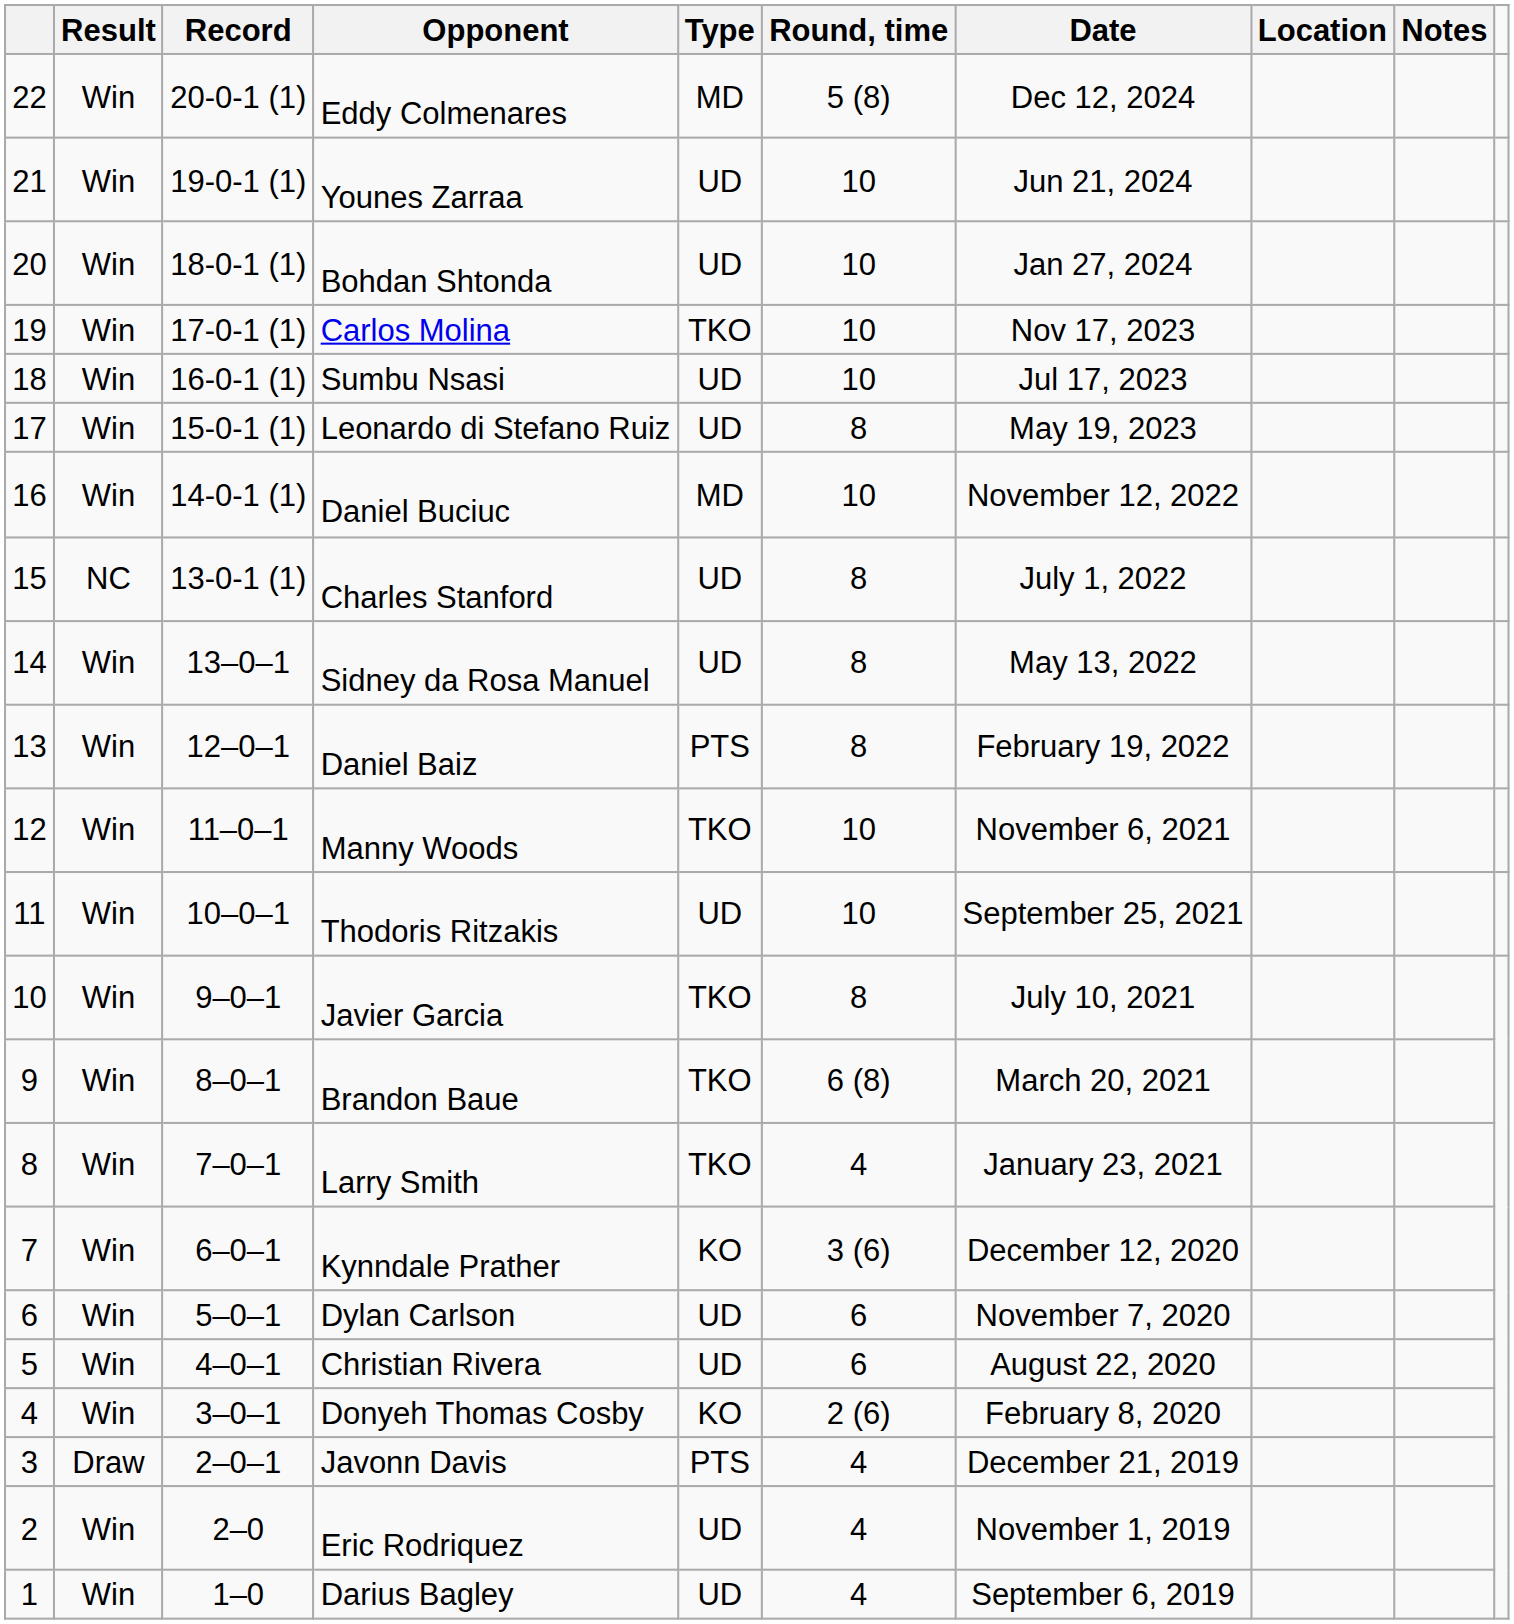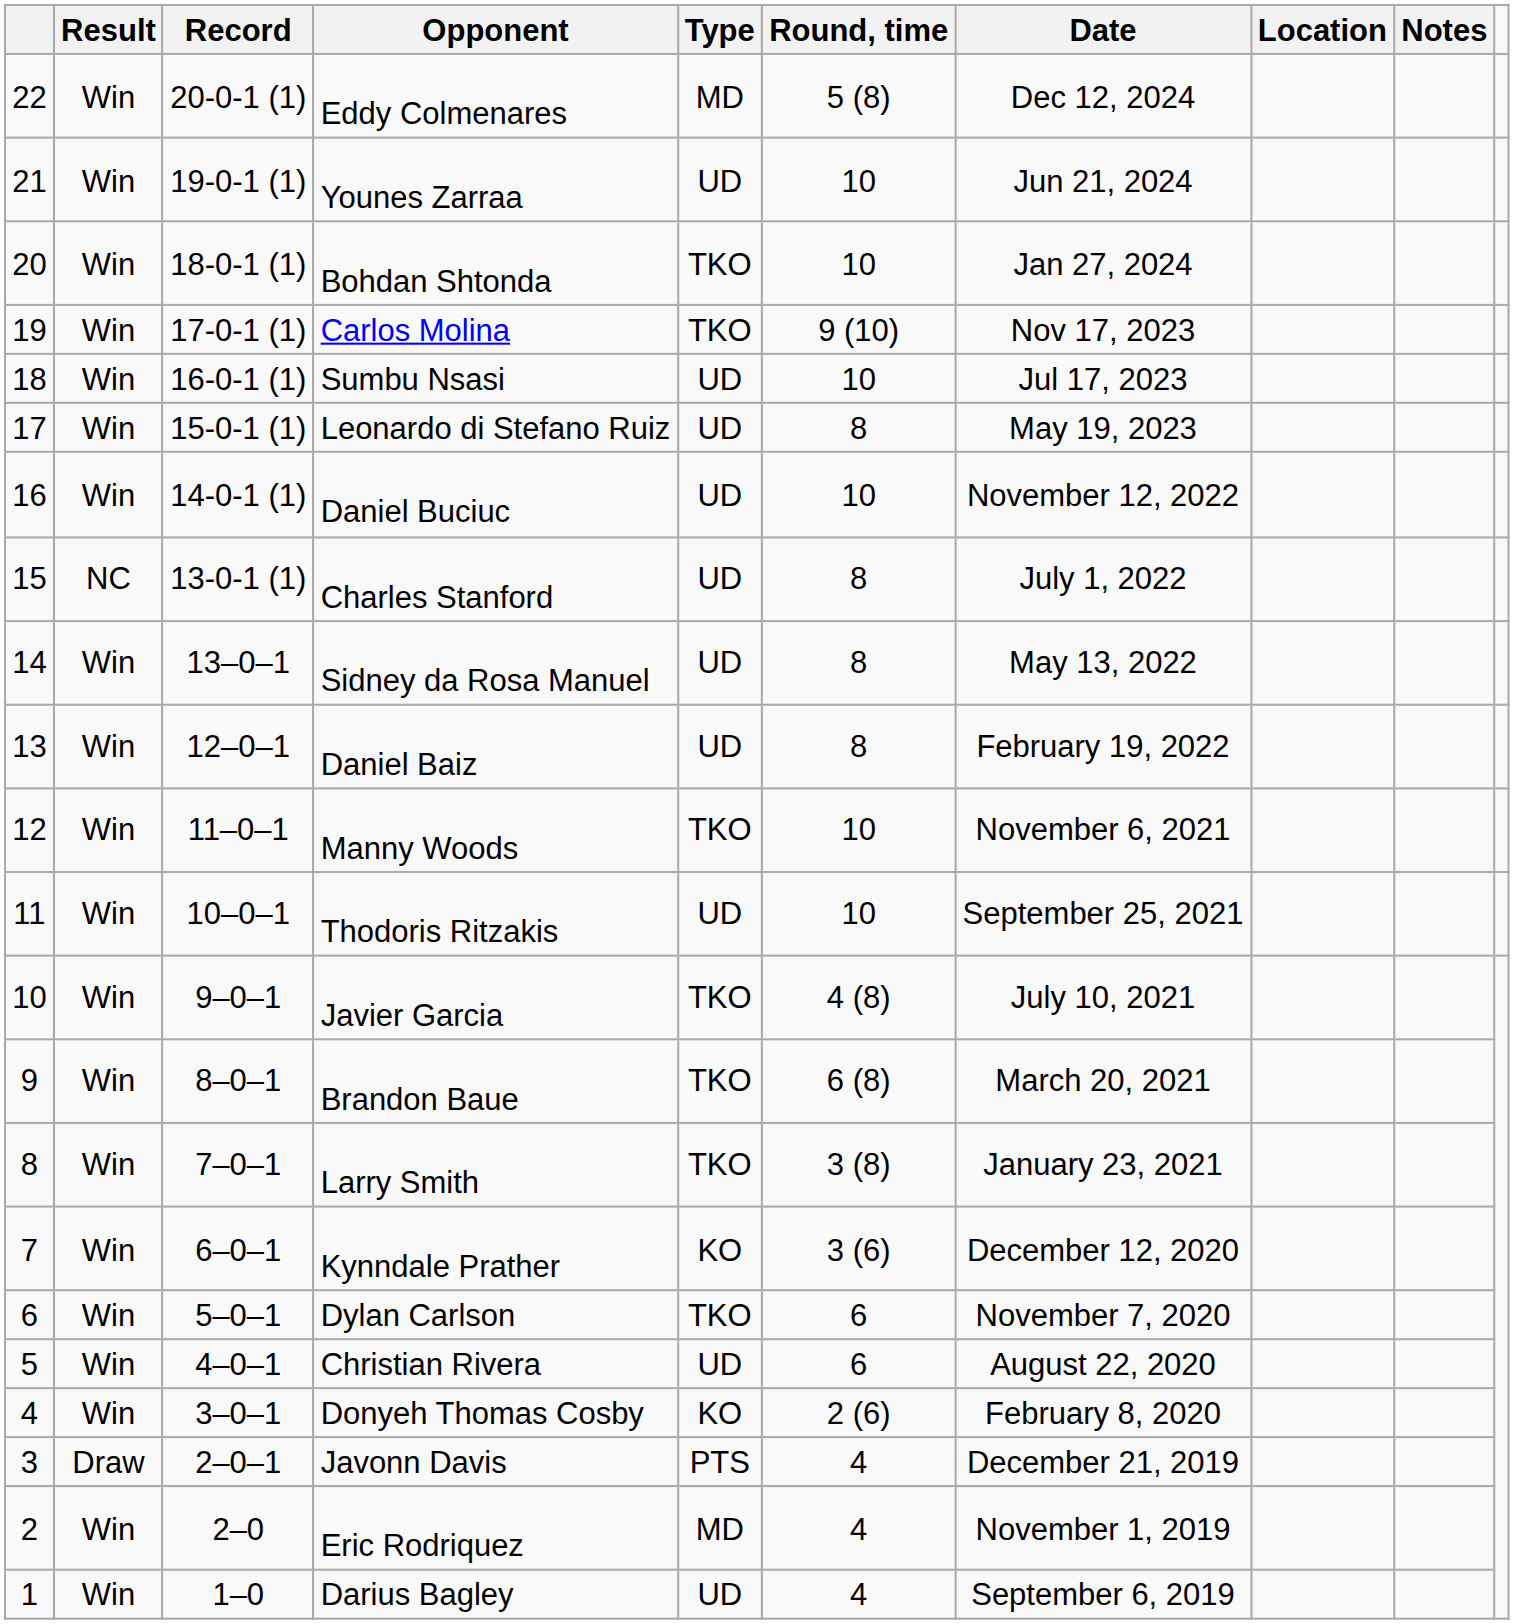(720, 264) UD -> (720, 264) TKO
(859, 330) 10 -> (859, 330) 9 (10)
(720, 495) MD -> (720, 495) UD
(720, 746) PTS -> (720, 746) UD
(859, 997) 8 -> (859, 997) 4 (8)
(859, 1165) 4 -> (859, 1165) 3 (8)
(720, 1315) UD -> (720, 1315) TKO
(720, 1529) UD -> (720, 1529) MD
